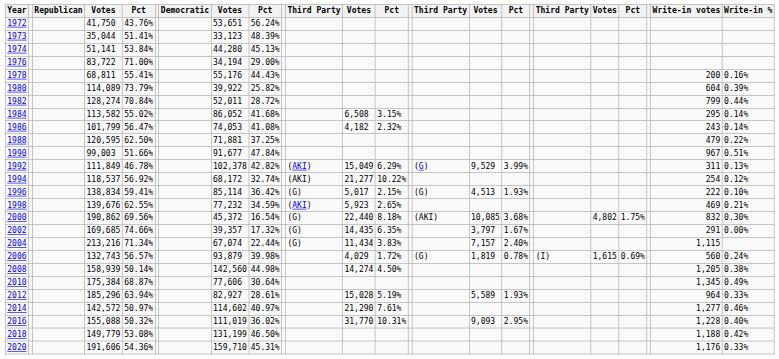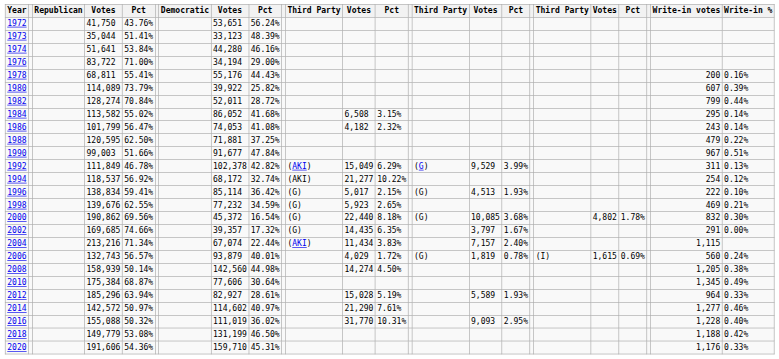(101, 50) 51,141 -> (101, 50) 51,641
(265, 50) 45.13% -> (265, 50) 46.16%
(713, 89) 604 -> (713, 89) 607
(300, 205) (AKI) -> (295, 205) (G)
(426, 218) (AKI) -> (421, 218) (G)
(633, 218) 1.75% -> (633, 218) 1.78%
(295, 244) (G) -> (300, 244) (AKI)
(265, 257) 39.98% -> (265, 257) 40.01%
